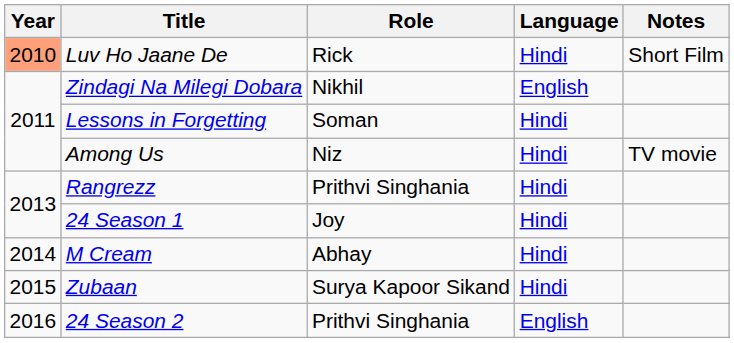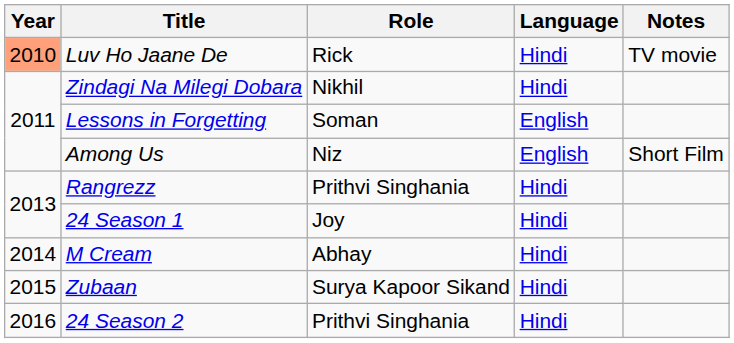(676, 54) Short Film -> (673, 54) TV movie
(554, 87) English -> (544, 87) Hindi
(544, 120) Hindi -> (554, 120) English
(544, 154) Hindi -> (554, 154) English
(673, 154) TV movie -> (676, 154) Short Film
(554, 320) English -> (544, 320) Hindi
